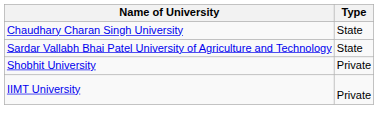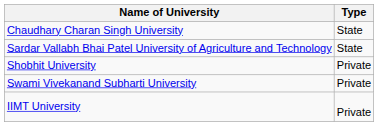+ row: (102, 83)
